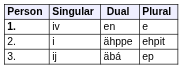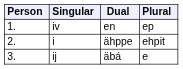(12, 26) bold -> (12, 26) normal
(145, 26) e -> (148, 26) ep
(148, 56) ep -> (145, 56) e
